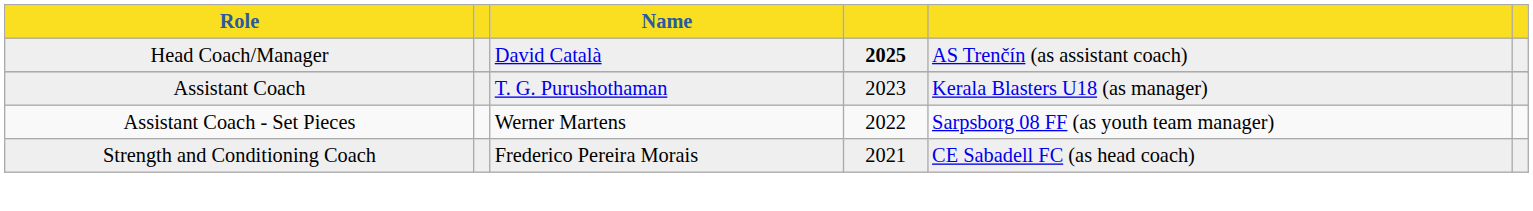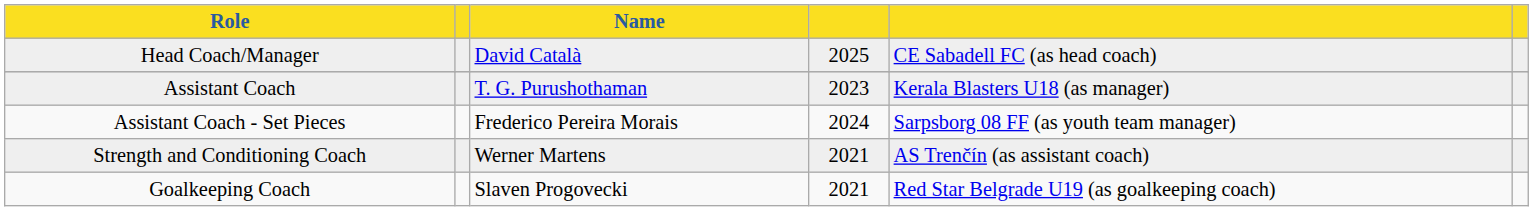(886, 55) bold -> (849, 55) normal
(1060, 55) AS Trenčín (as assistant coach) -> (1025, 55) CE Sabadell FC (as head coach)
(560, 122) Werner Martens -> (576, 122) Frederico Pereira Morais
(886, 122) 2022 -> (849, 122) 2024
(596, 155) Frederico Pereira Morais -> (540, 155) Werner Martens
(1063, 155) CE Sabadell FC (as head coach) -> (1021, 155) AS Trenčín (as assistant coach)
+ row: (230, 189)
